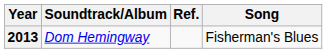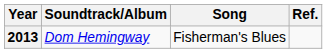columns swapped: (262, 15) <-> (186, 15)
